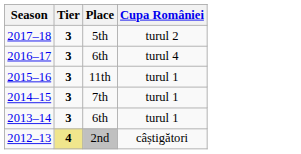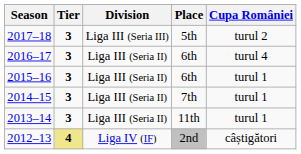+ column: (127, 15)
(100, 77) 11th -> (189, 77) 6th
(100, 118) 6th -> (189, 118) 11th
